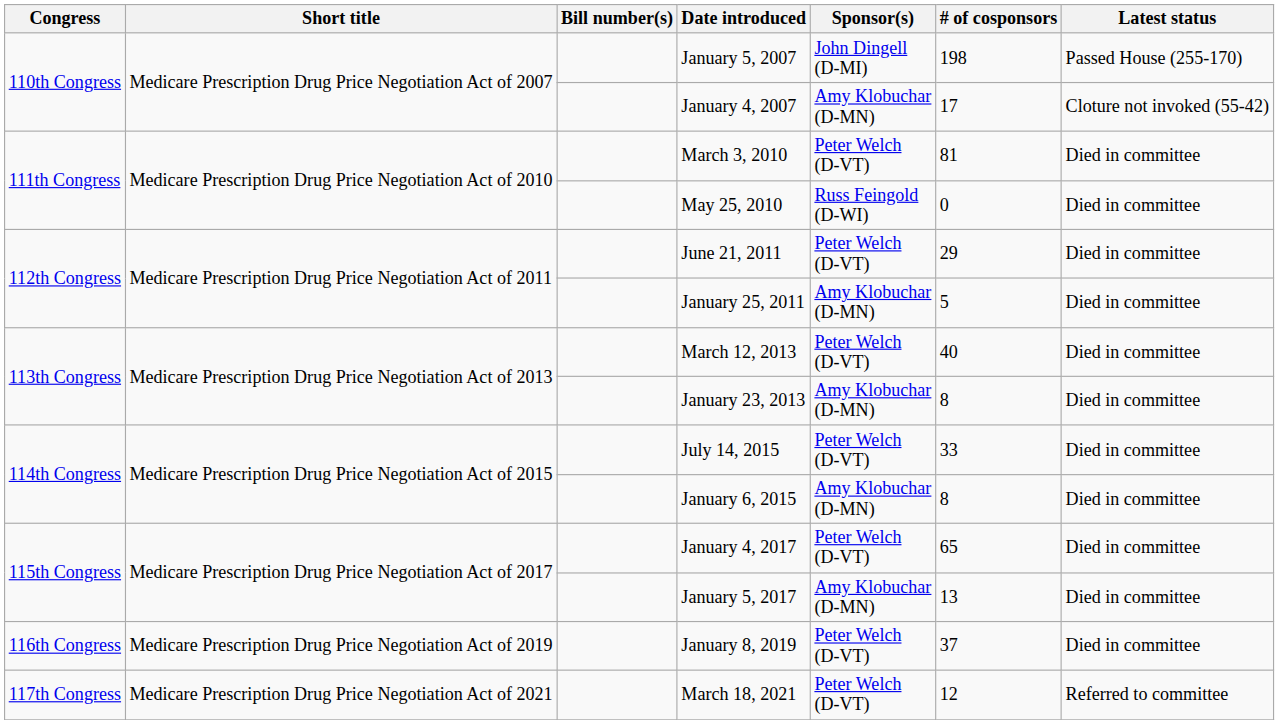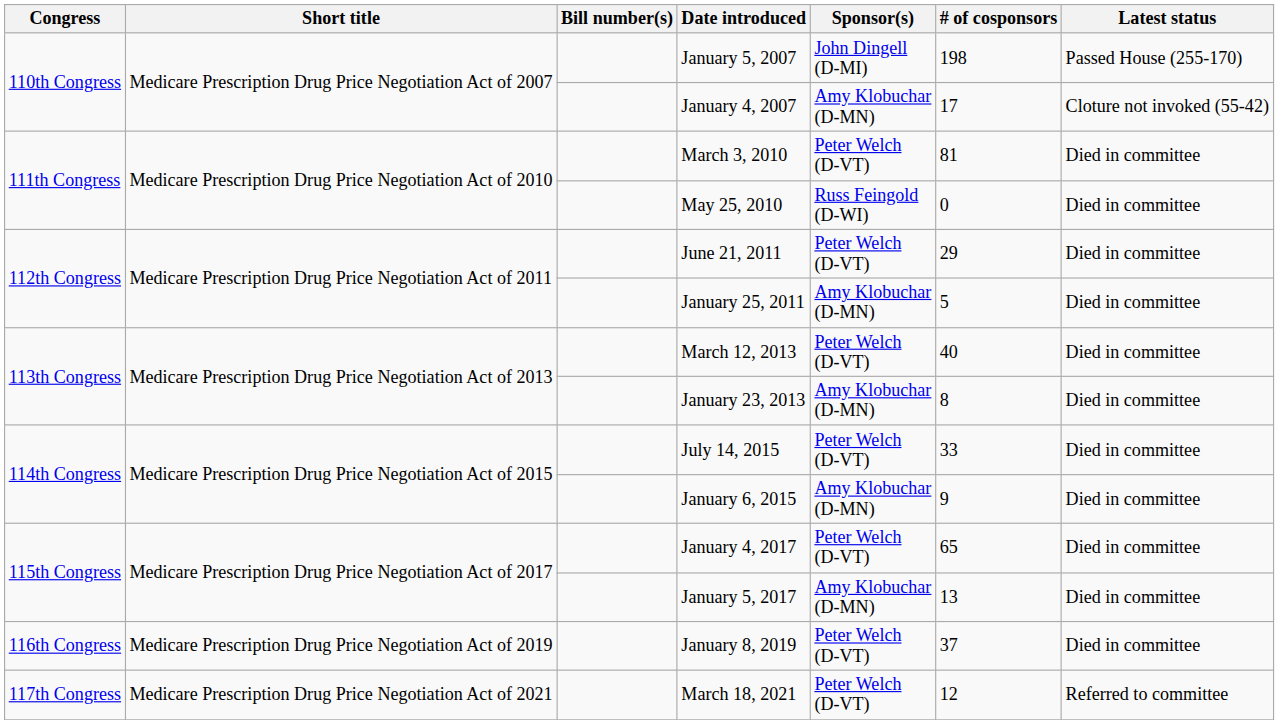(944, 498) 8 -> (944, 498) 9
